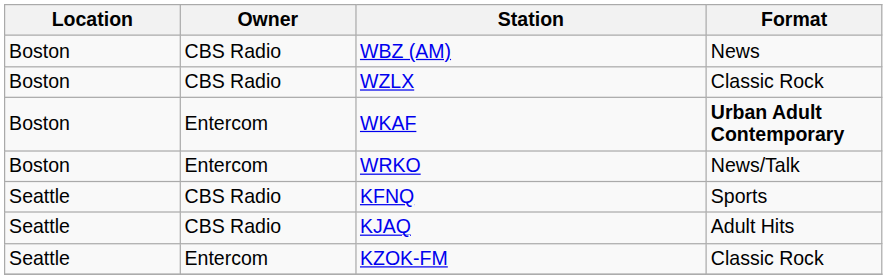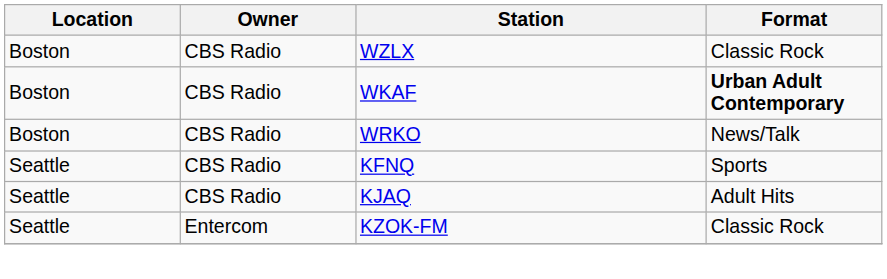- row: (406, 50)
(226, 123) Entercom -> (233, 92) CBS Radio
(226, 165) Entercom -> (233, 134) CBS Radio
